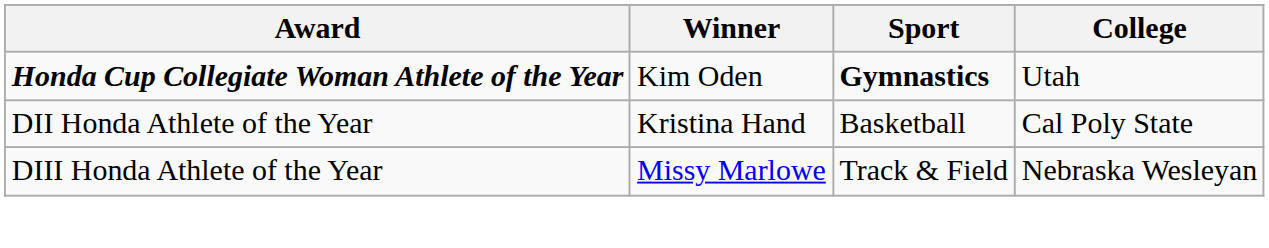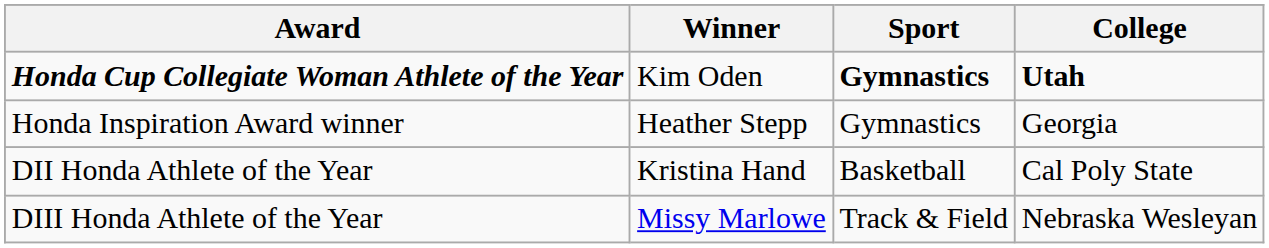(1051, 75) normal -> (1053, 75) bold
+ row: (208, 123)
